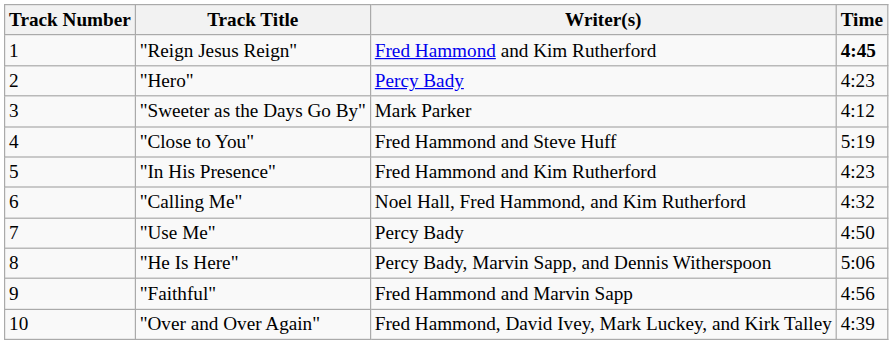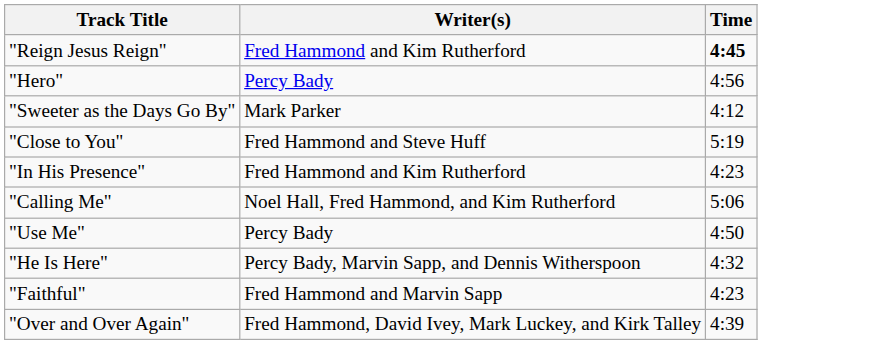- column: (70, 19)
(858, 80) 4:23 -> (727, 80) 4:56
(858, 202) 4:32 -> (727, 202) 5:06
(858, 263) 5:06 -> (727, 263) 4:32
(858, 293) 4:56 -> (727, 293) 4:23
